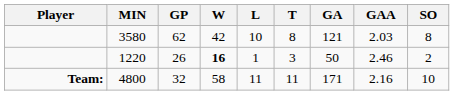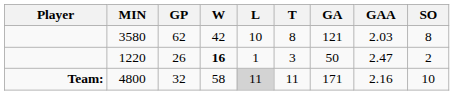(381, 57) 2.46 -> (381, 57) 2.47
(256, 79) no background -> (256, 79) lightgrey background
